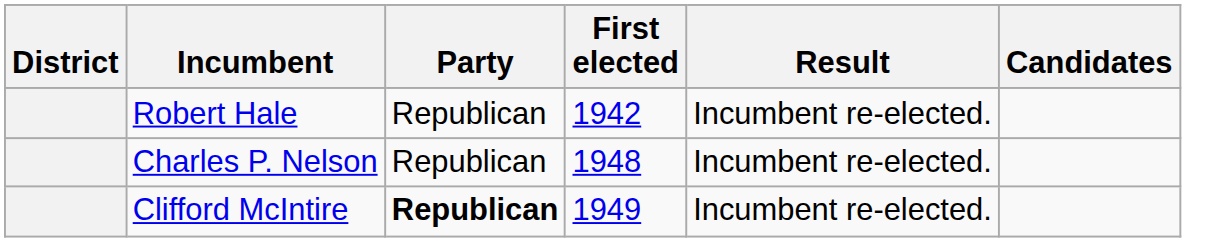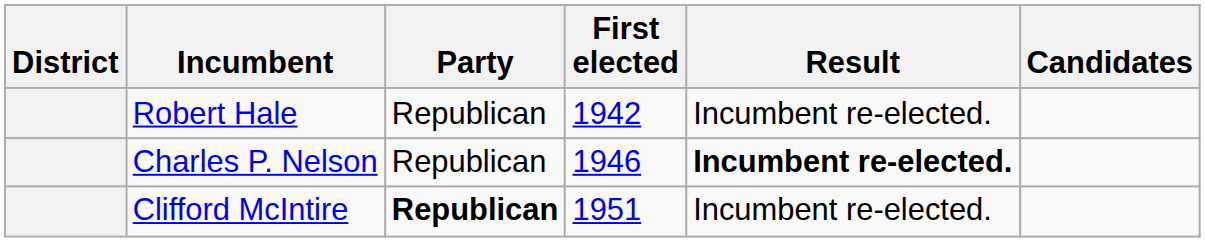(607, 161) 1948 -> (607, 161) 1946
(842, 161) normal -> (853, 161) bold
(607, 210) 1949 -> (607, 210) 1951
